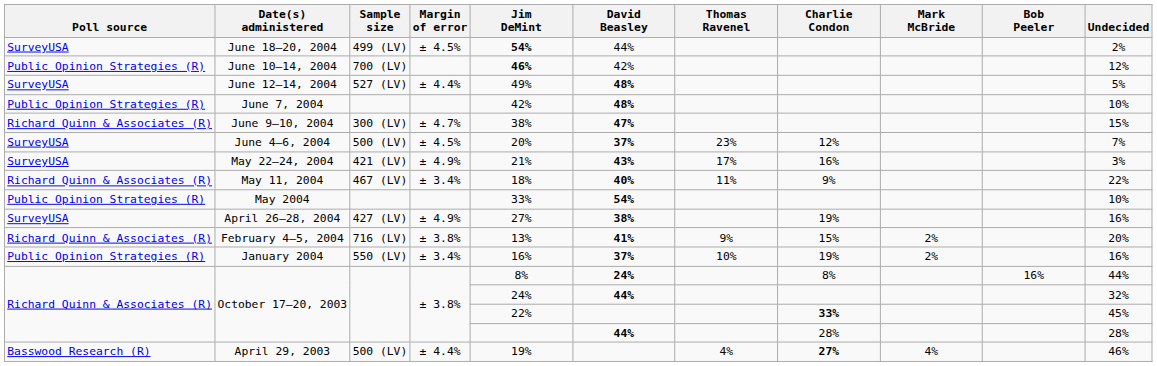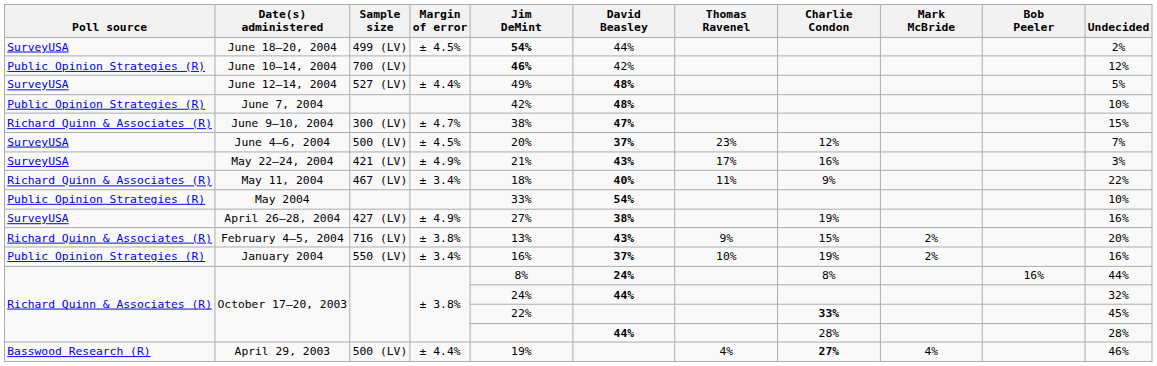(624, 237) 41% -> (624, 237) 43%
